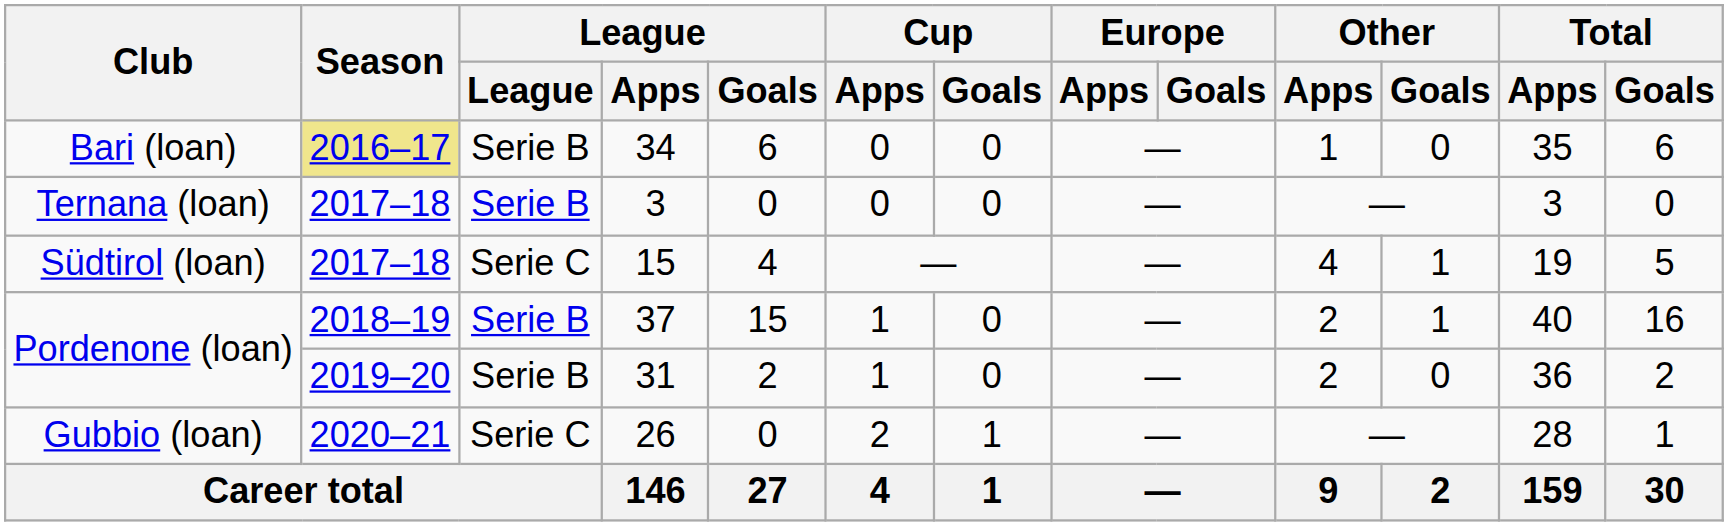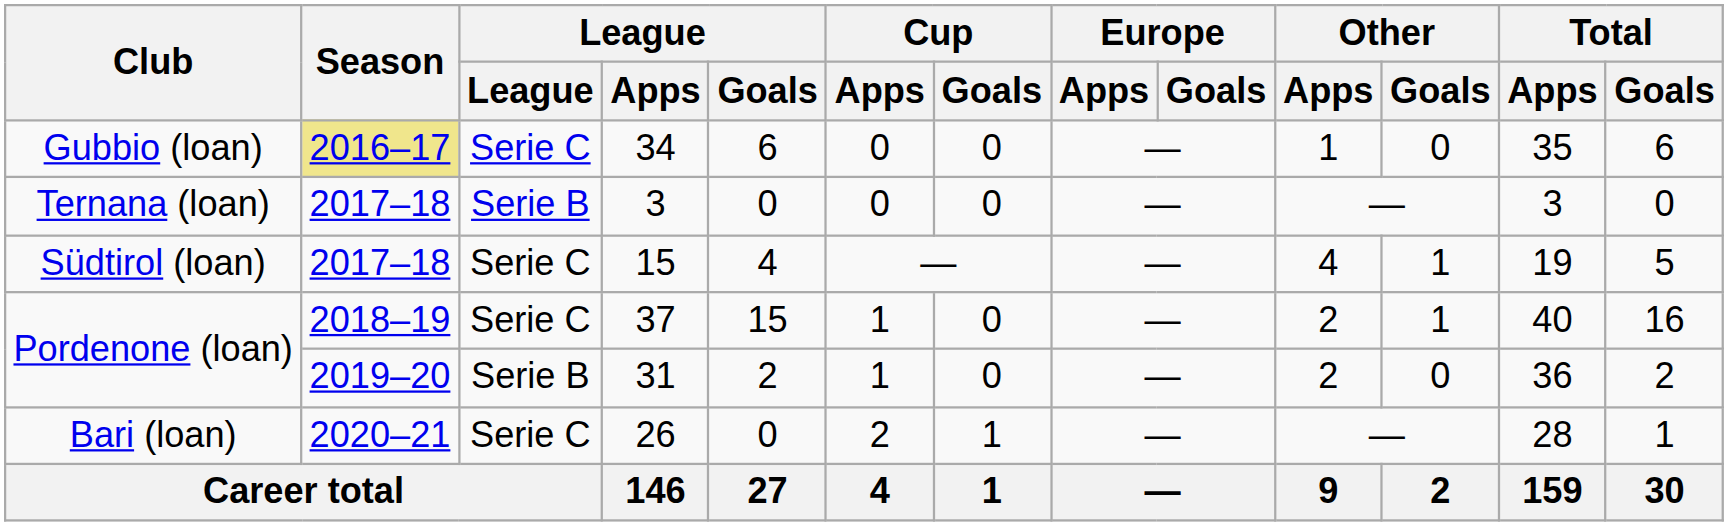(153, 147) Bari (loan) -> (153, 147) Gubbio (loan)
(530, 147) Serie B -> (530, 147) Serie C
(530, 319) Serie B -> (530, 319) Serie C
(153, 434) Gubbio (loan) -> (153, 434) Bari (loan)
